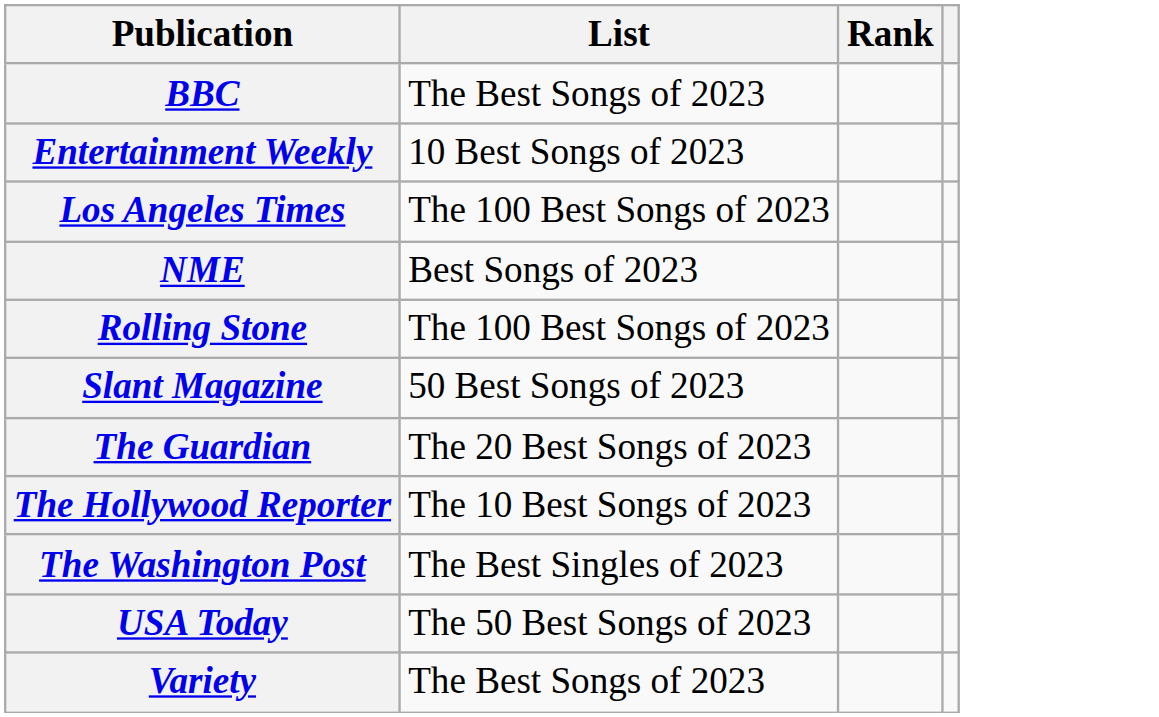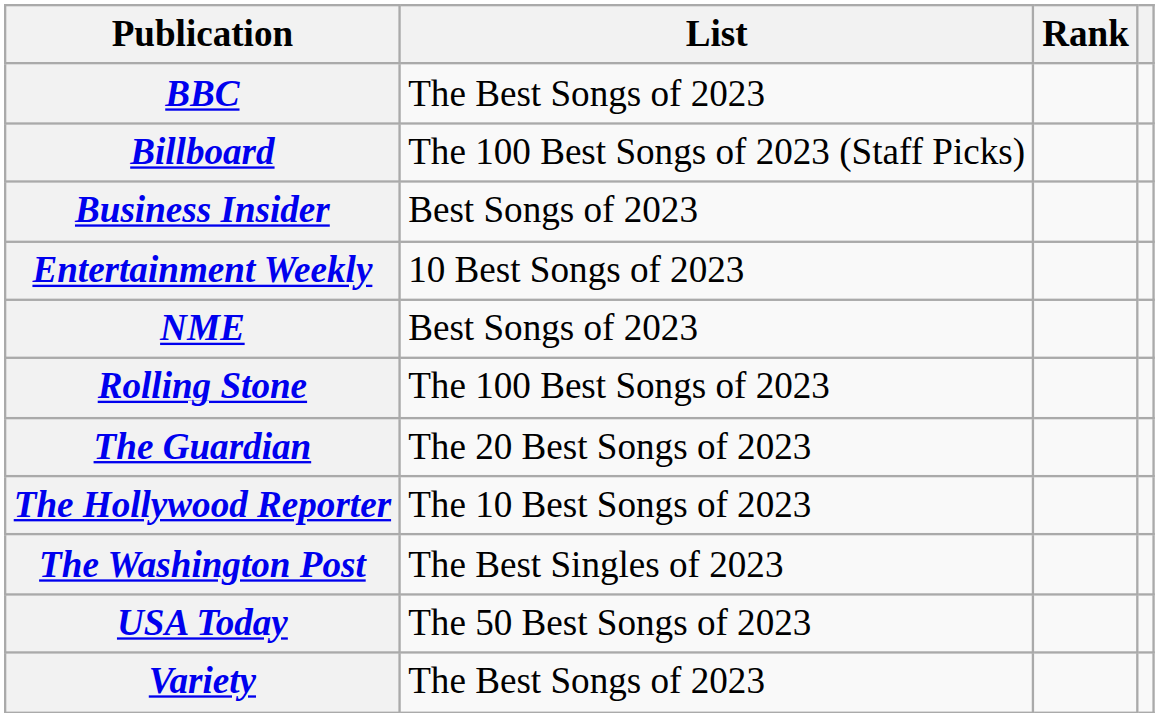+ row: (202, 151)
+ row: (202, 210)
- row: (202, 210)
- row: (202, 387)
